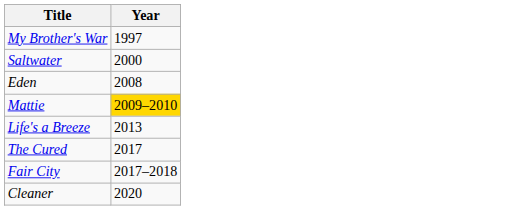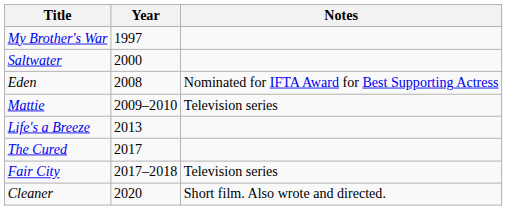+ column: (341, 15)
(146, 104) gold background -> (146, 104) no background
